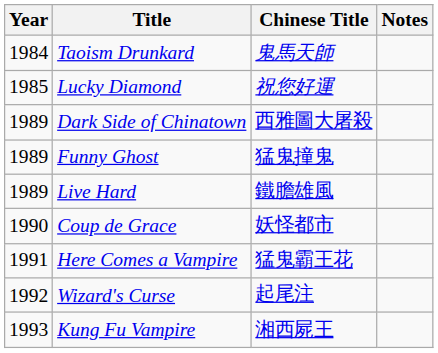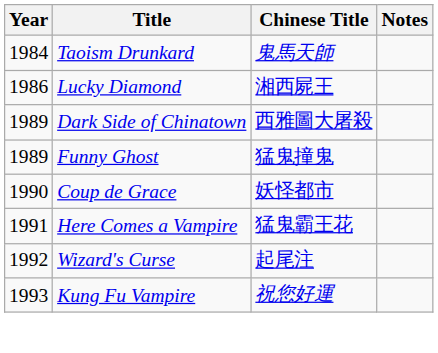(29, 87) 1985 -> (29, 87) 1986
(294, 86) 祝您好運 -> (294, 86) 湘西屍王
- row: (97, 191)
(294, 329) 湘西屍王 -> (294, 294) 祝您好運
